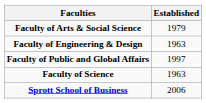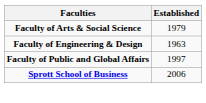- row: (78, 74)
